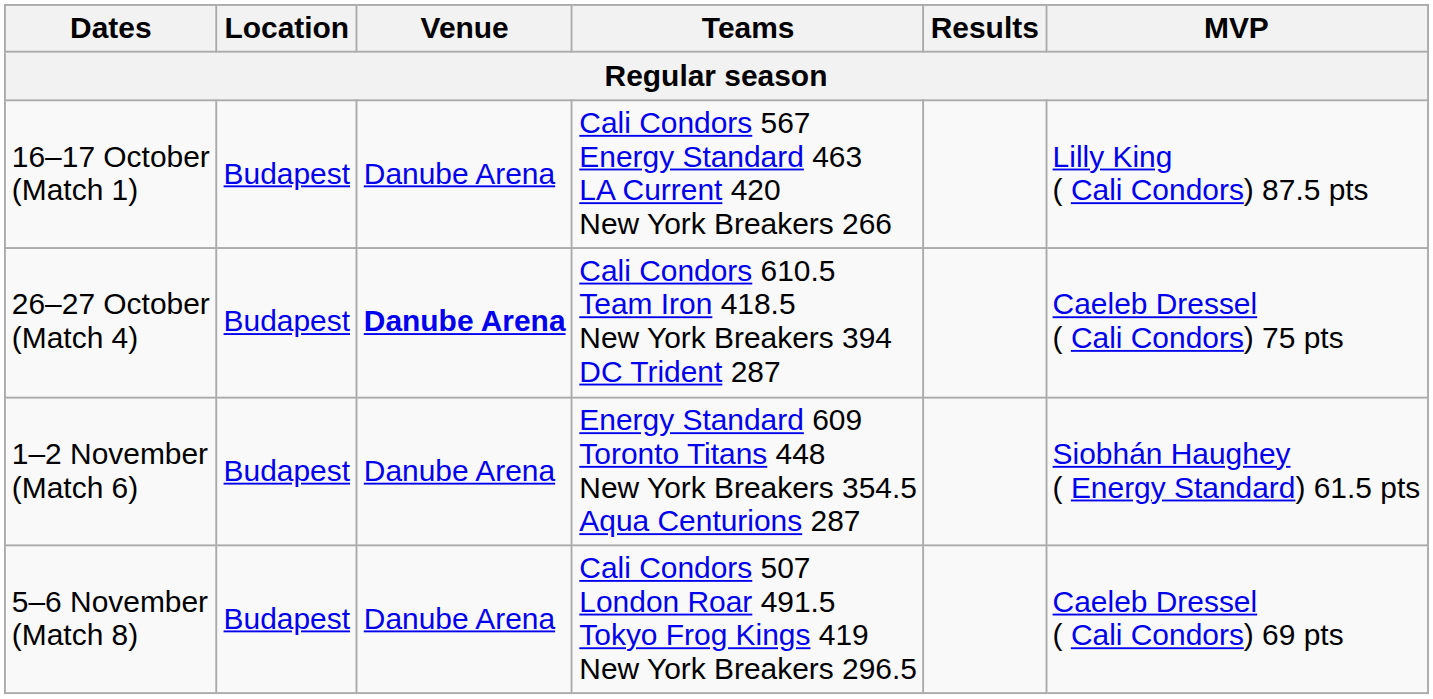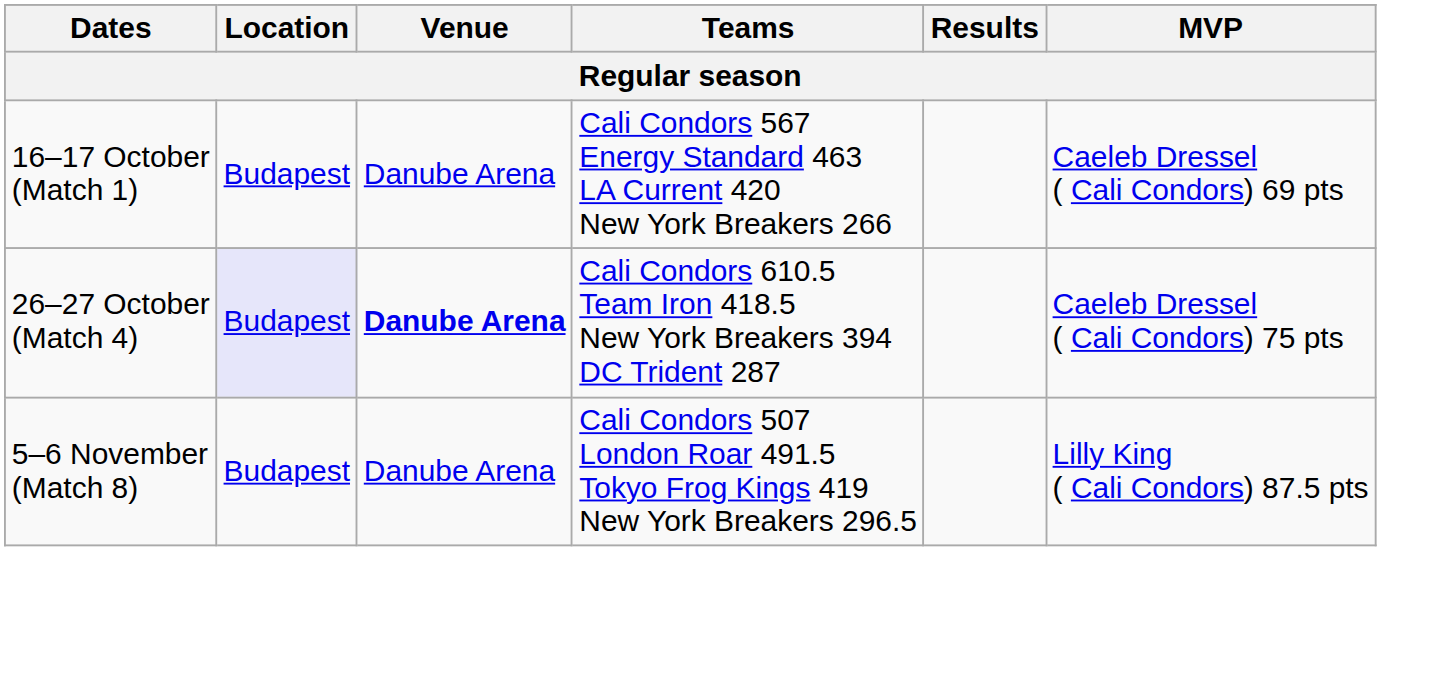(1211, 173) Lilly King ( Cali Condors) 87.5 pts -> (1198, 173) Caeleb Dressel ( Cali Condors) 69 pts
(287, 322) no background -> (287, 322) lavender background
- row: (110, 470)
(1198, 618) Caeleb Dressel ( Cali Condors) 69 pts -> (1211, 470) Lilly King ( Cali Condors) 87.5 pts
